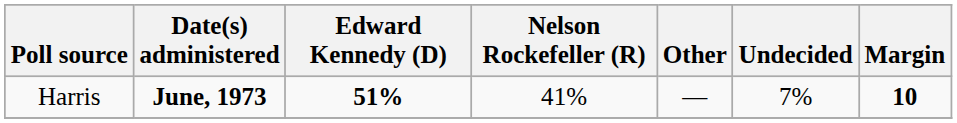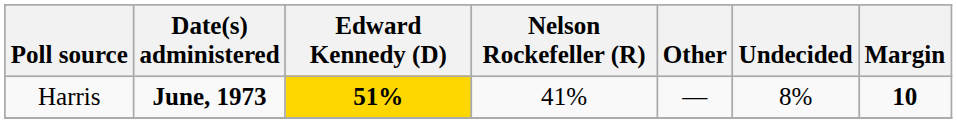(378, 96) no background -> (378, 96) gold background
(796, 96) 7% -> (796, 96) 8%
